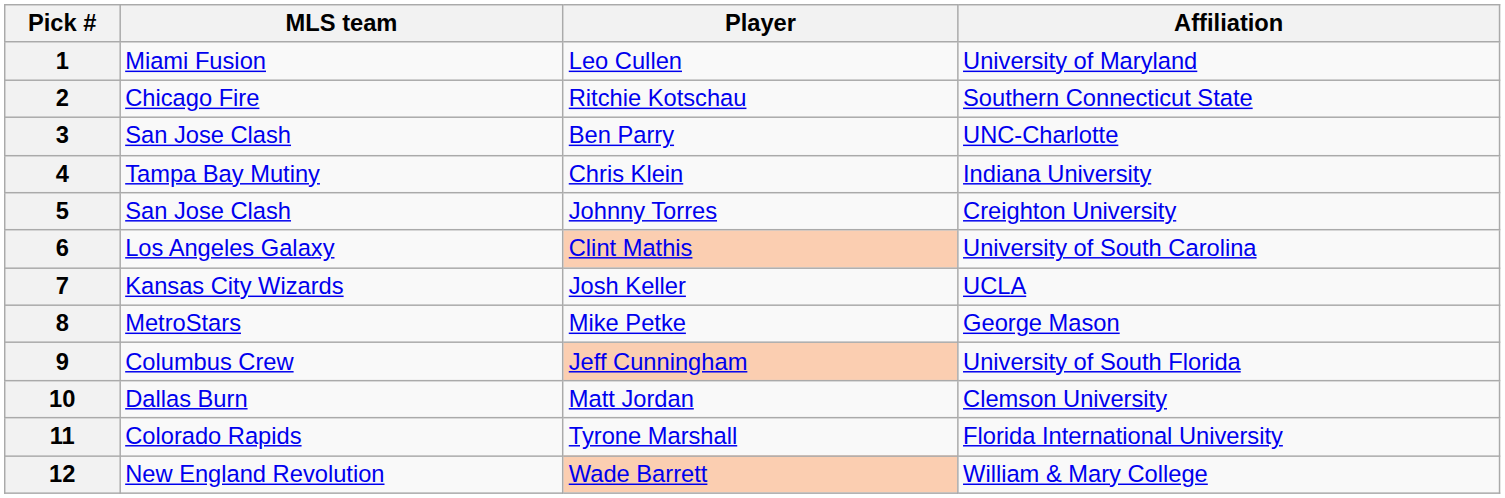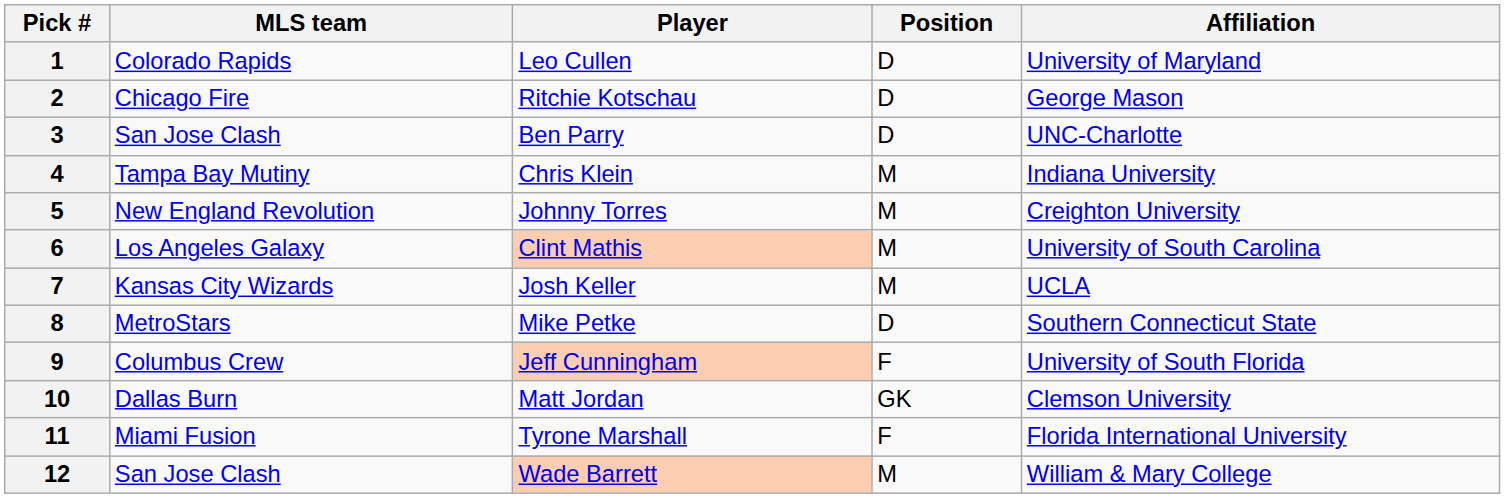+ column: (947, 23)
(196, 60) Miami Fusion -> (203, 60) Colorado Rapids
(1108, 98) Southern Connecticut State -> (1105, 98) George Mason
(208, 211) San Jose Clash -> (244, 211) New England Revolution
(1041, 323) George Mason -> (1172, 323) Southern Connecticut State
(213, 436) Colorado Rapids -> (185, 436) Miami Fusion
(255, 473) New England Revolution -> (198, 473) San Jose Clash
